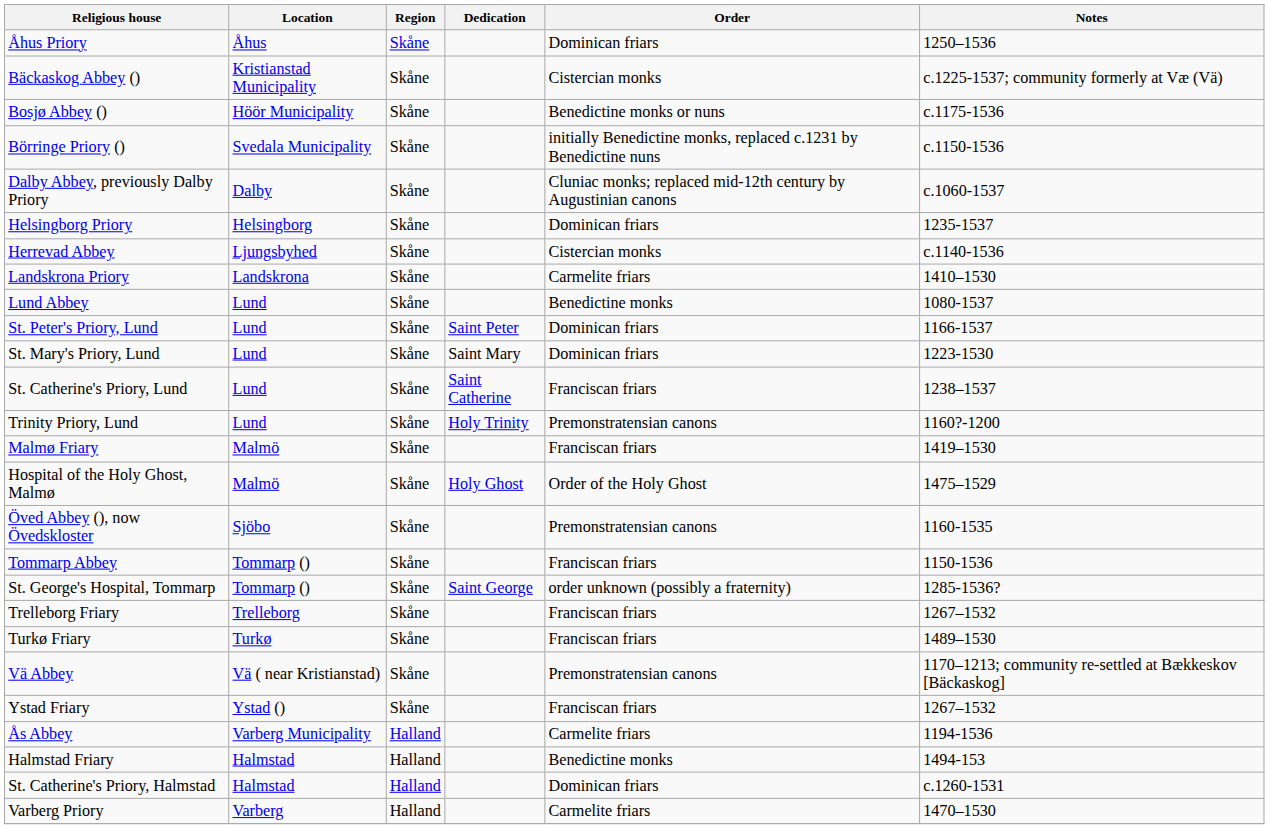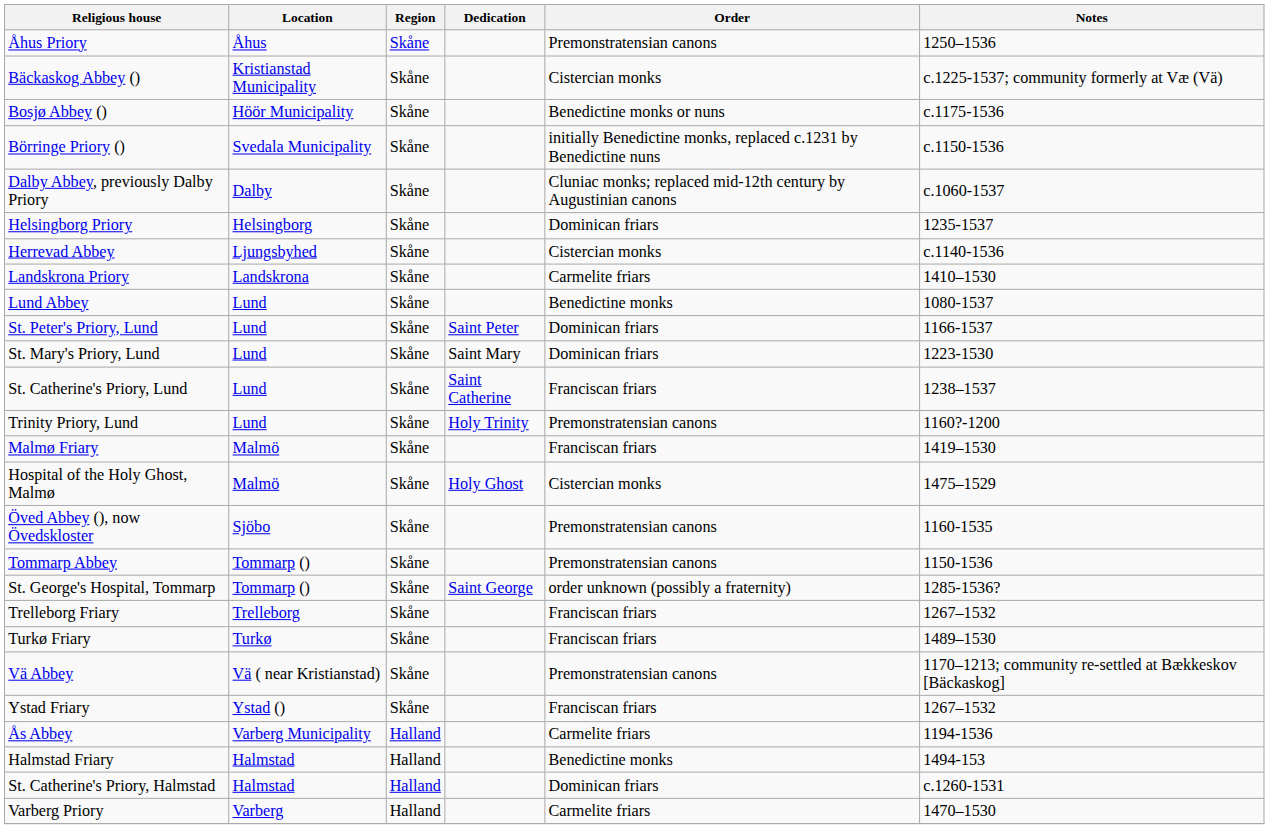(603, 42) Dominican friars -> (633, 42) Premonstratensian canons
(628, 483) Order of the Holy Ghost -> (605, 483) Cistercian monks
(603, 562) Franciscan friars -> (633, 562) Premonstratensian canons
